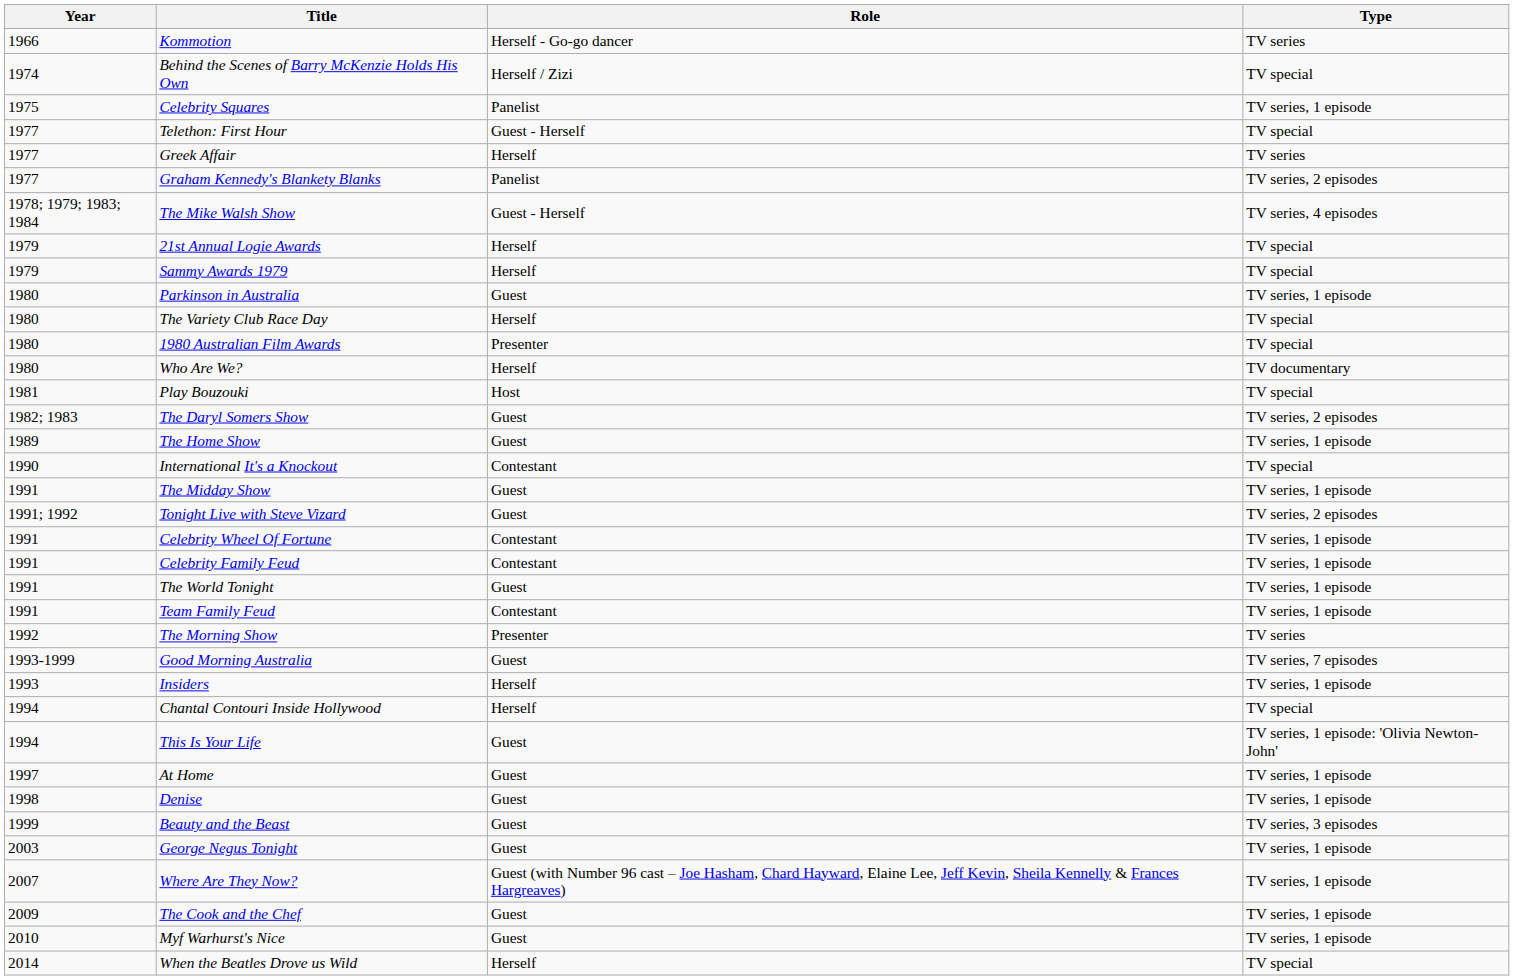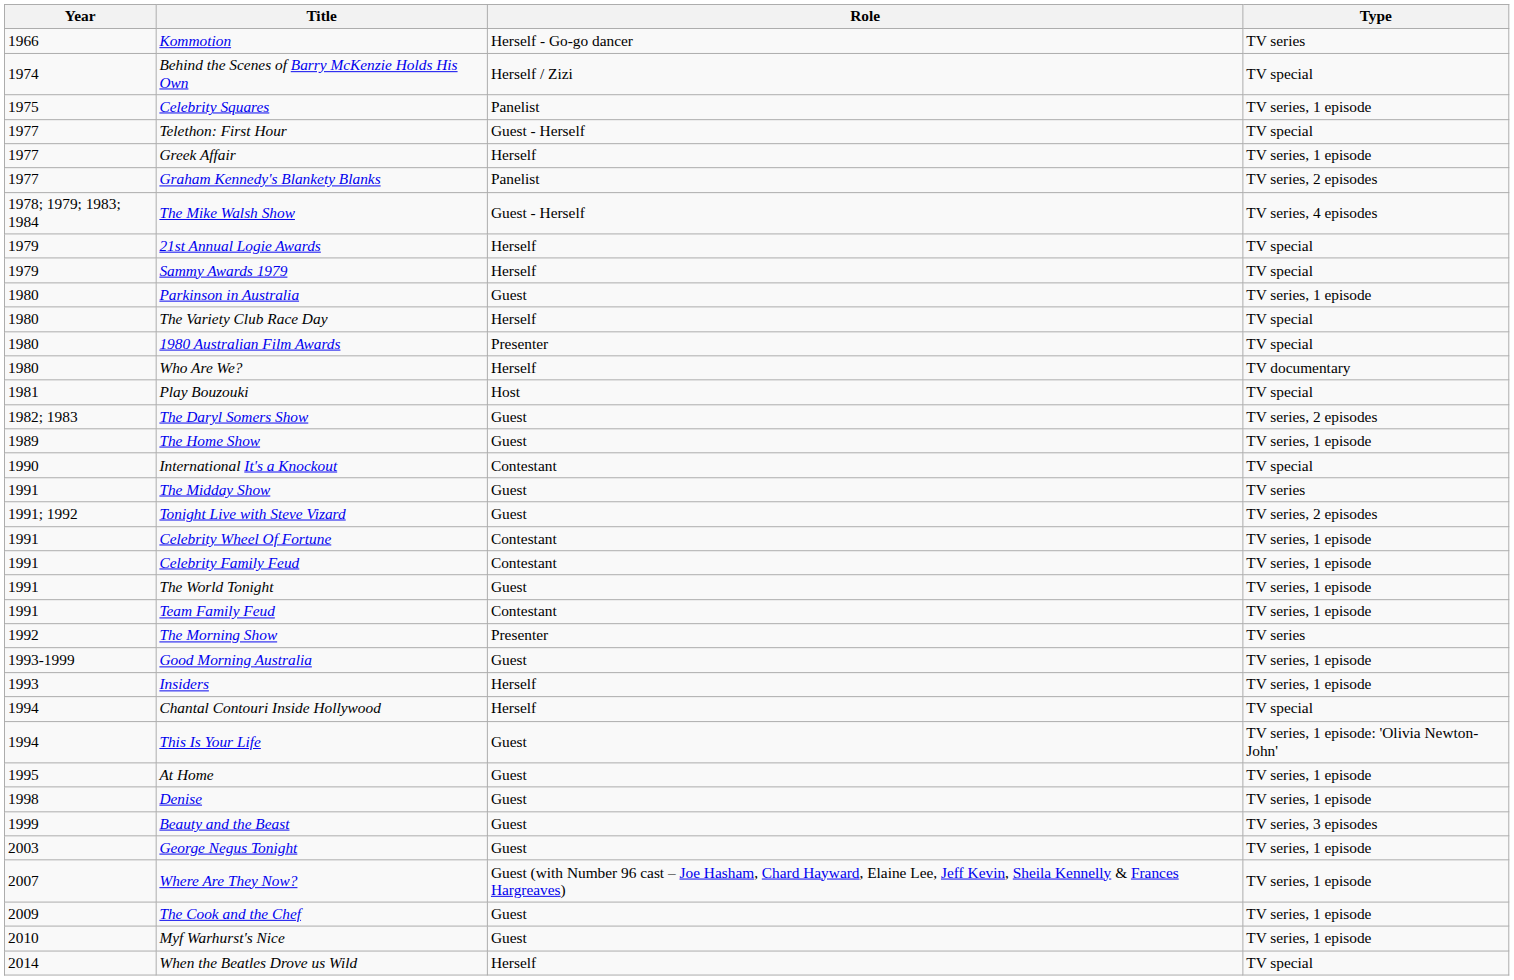(1276, 155) TV series -> (1309, 155) TV series, 1 episode
(1309, 489) TV series, 1 episode -> (1276, 489) TV series
(1312, 660) TV series, 7 episodes -> (1309, 660) TV series, 1 episode
(23, 774) 1997 -> (23, 774) 1995
